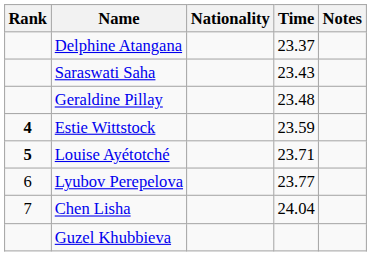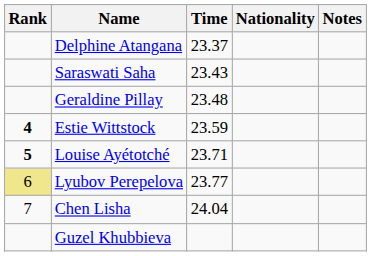columns swapped: (230, 18) <-> (296, 18)
(28, 182) no background -> (28, 182) khaki background
